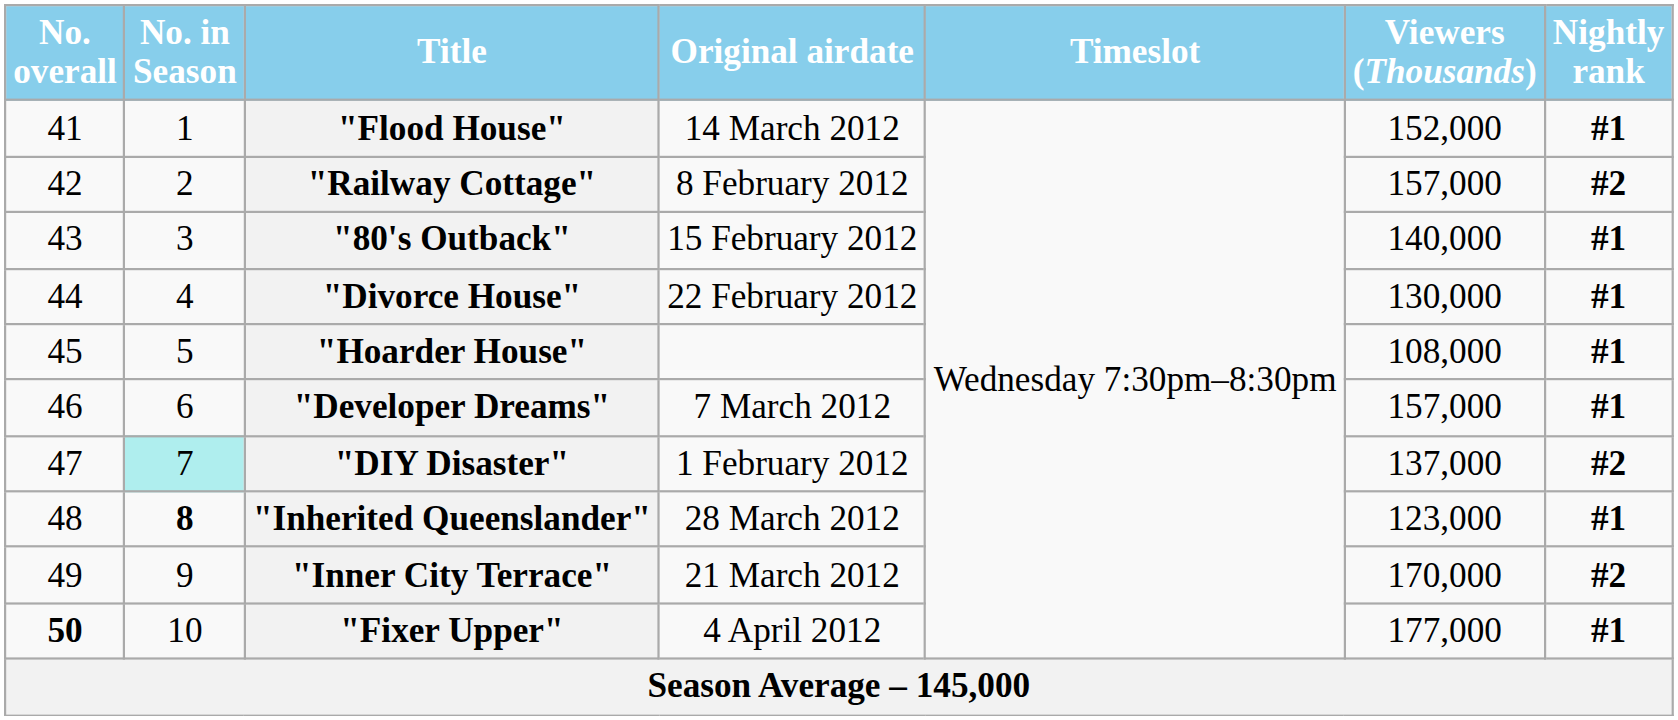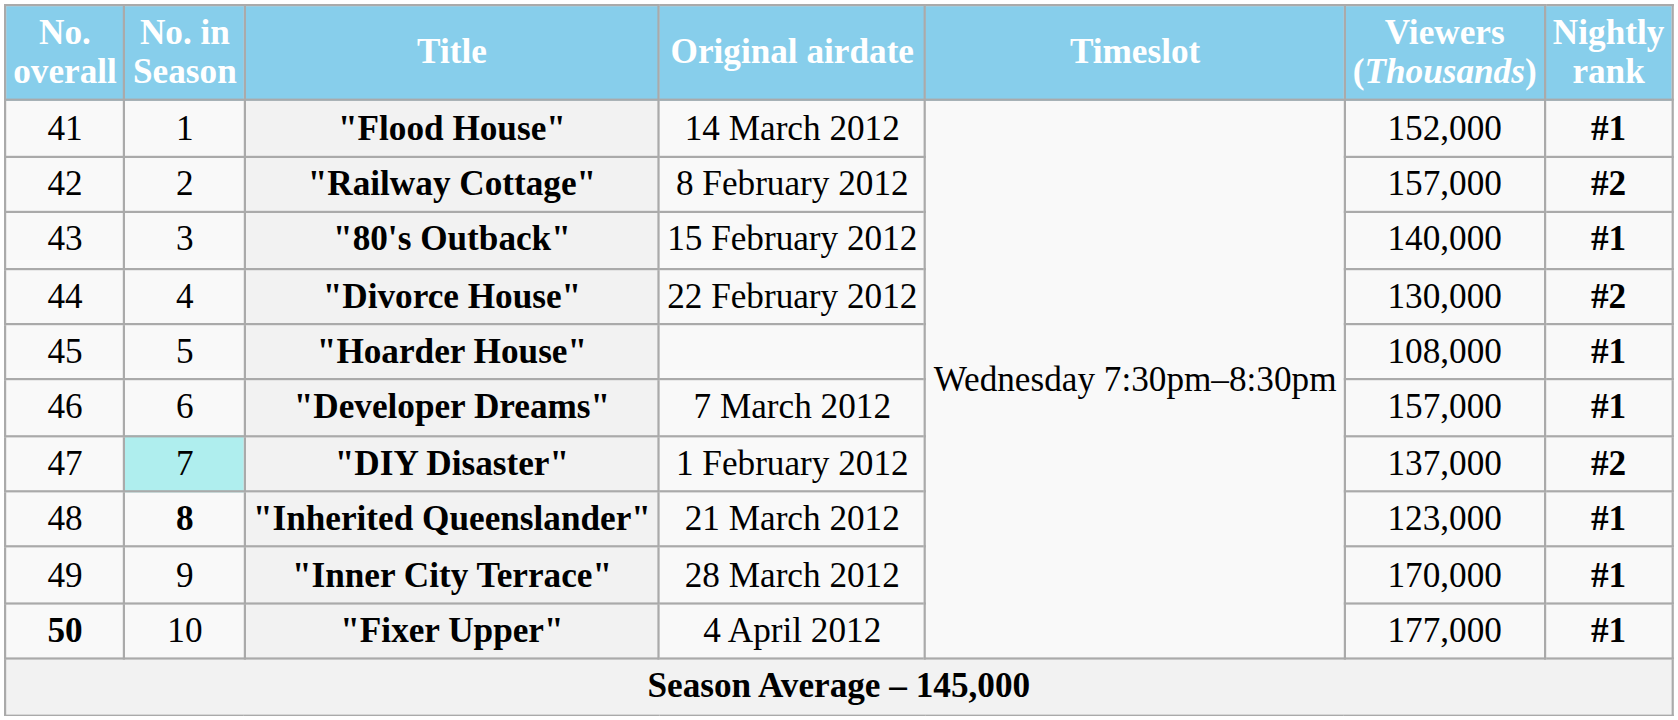(1609, 295) #1 -> (1609, 295) #2
(792, 518) 28 March 2012 -> (792, 518) 21 March 2012
(792, 574) 21 March 2012 -> (792, 574) 28 March 2012
(1609, 574) #2 -> (1609, 574) #1
